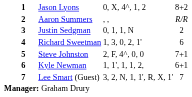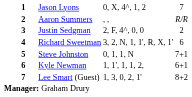(182, 7) 8+2 -> (182, 7) 7
(118, 31) 0, 1, 1, N -> (123, 31) 2, F, 4^, 0, 0
(122, 42) 1, 3, 0, 2, 1' -> (138, 42) 3, 2, N, 1, 1', R, X, 1'
(123, 54) 2, F, 4^, 0, 0 -> (118, 54) 0, 1, 1, N
(138, 77) 3, 2, N, 1, 1', R, X, 1' -> (122, 77) 1, 3, 0, 2, 1'
(182, 77) 7 -> (182, 77) 8+2
